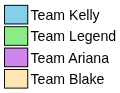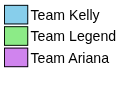- row: (67, 79)
